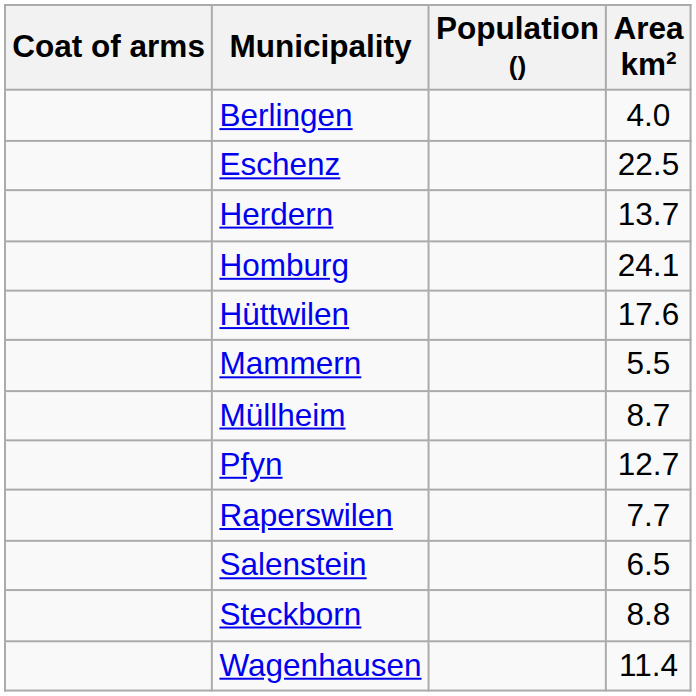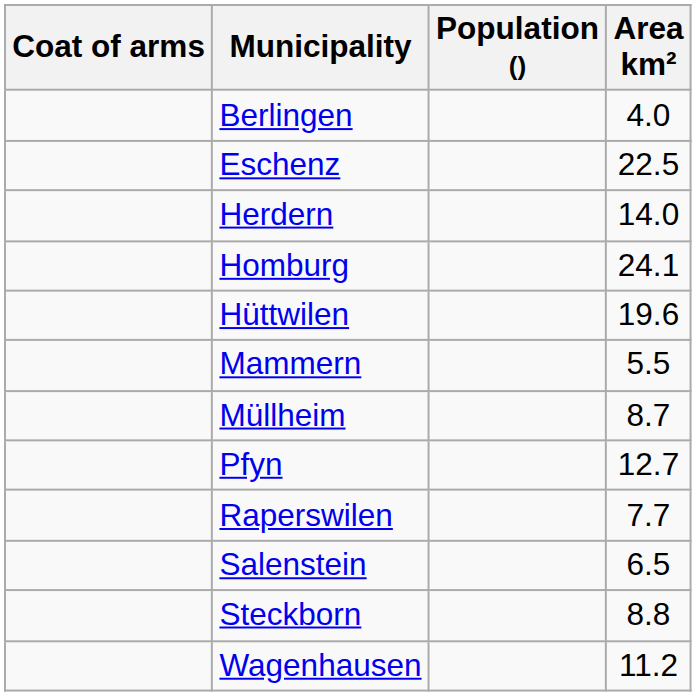(648, 214) 13.7 -> (648, 214) 14.0
(648, 314) 17.6 -> (648, 314) 19.6
(648, 664) 11.4 -> (648, 664) 11.2
